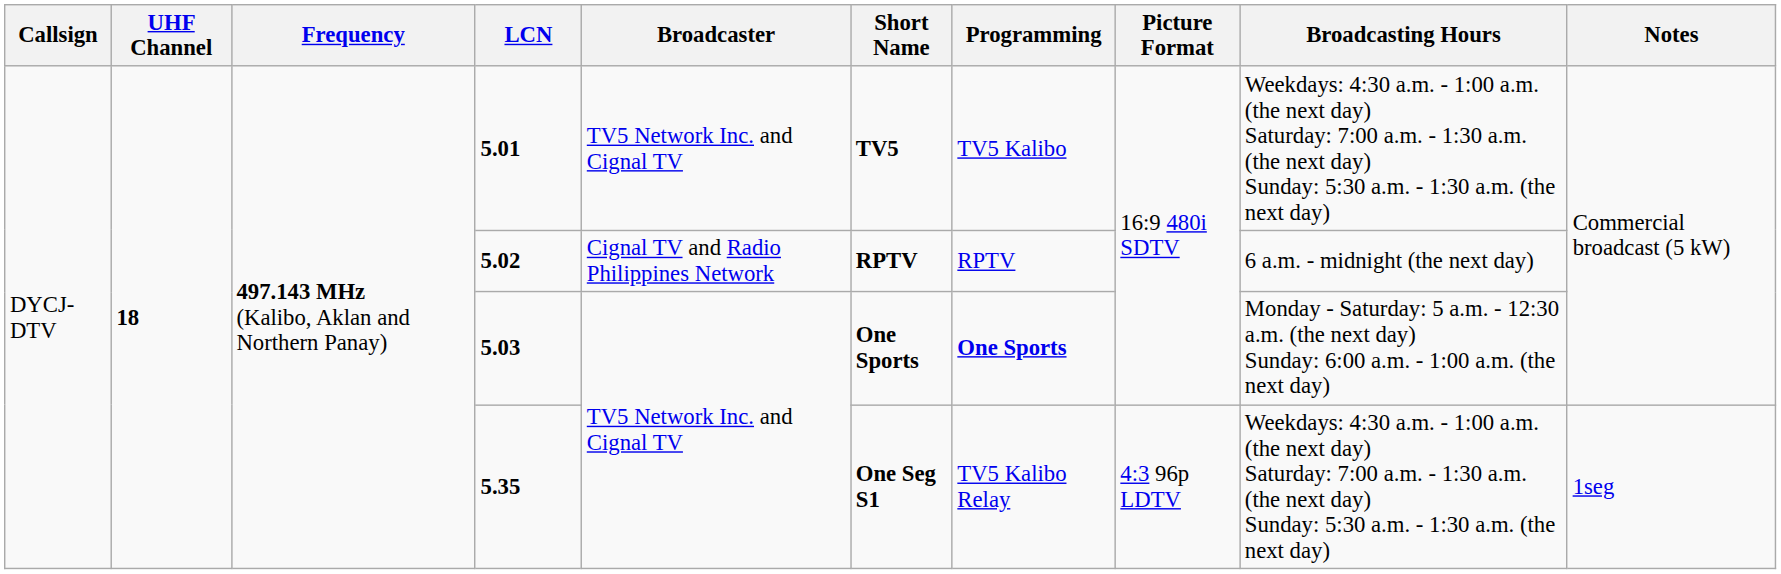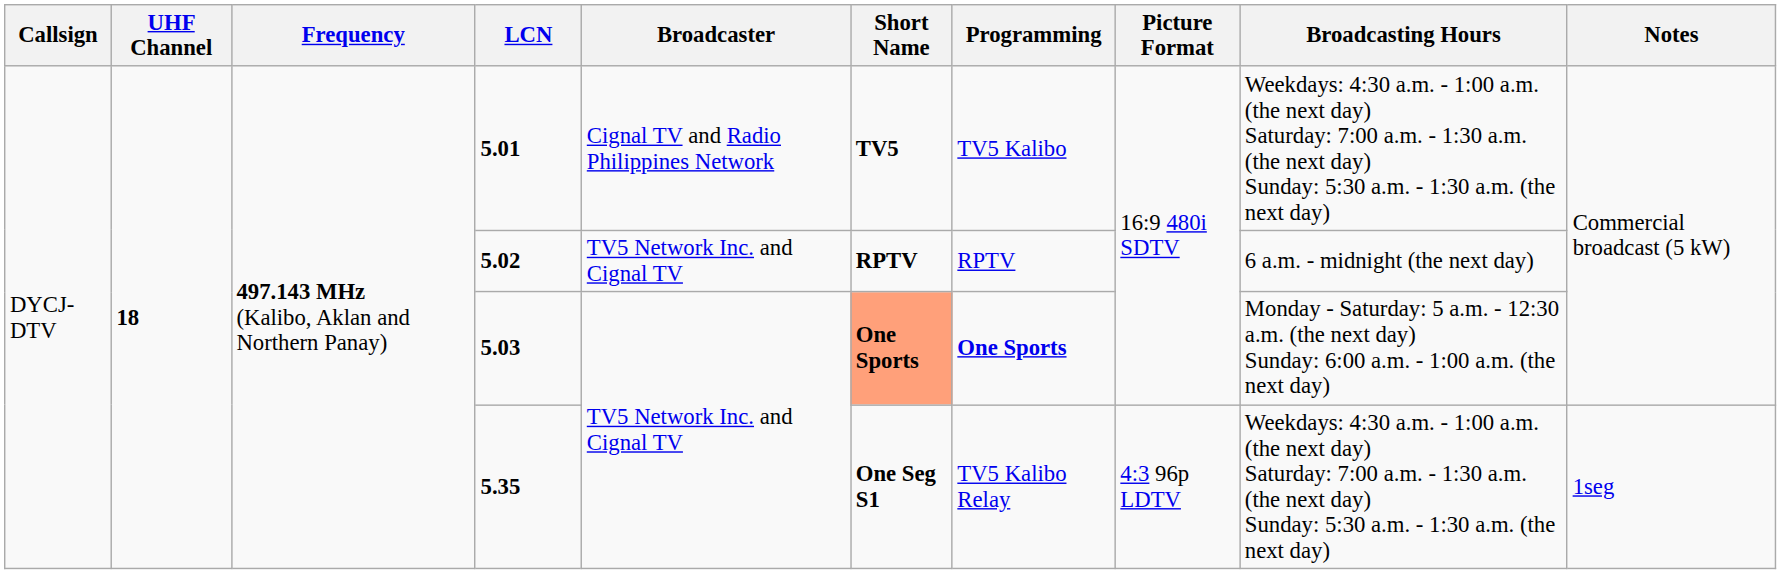(690, 148) TV5 Network Inc. and Cignal TV -> (684, 148) Cignal TV and Radio Philippines Network
(684, 260) Cignal TV and Radio Philippines Network -> (690, 260) TV5 Network Inc. and Cignal TV
(887, 347) no background -> (887, 347) lightsalmon background
